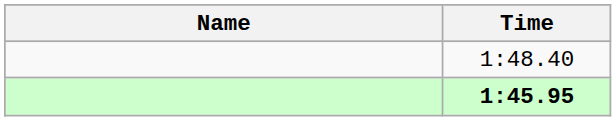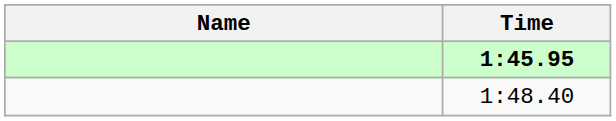rows swapped: (527, 97) <-> (527, 60)
